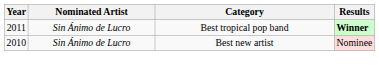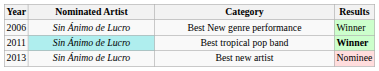+ row: (244, 27)
(92, 27) no background -> (91, 43) paleturquoise background
(16, 43) 2010 -> (16, 58) 2013
